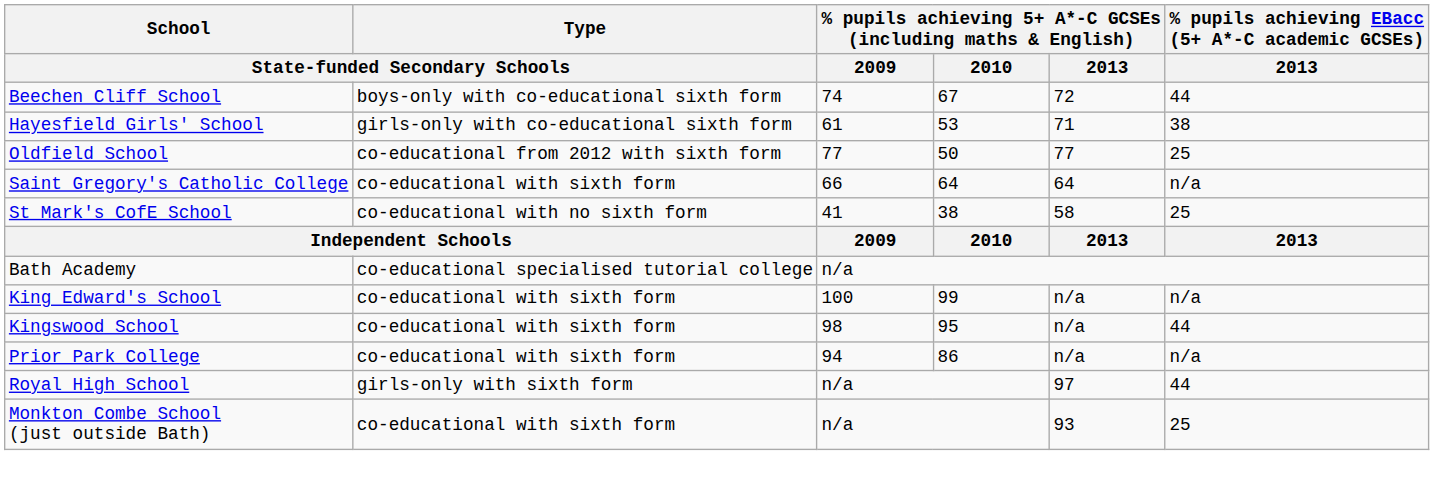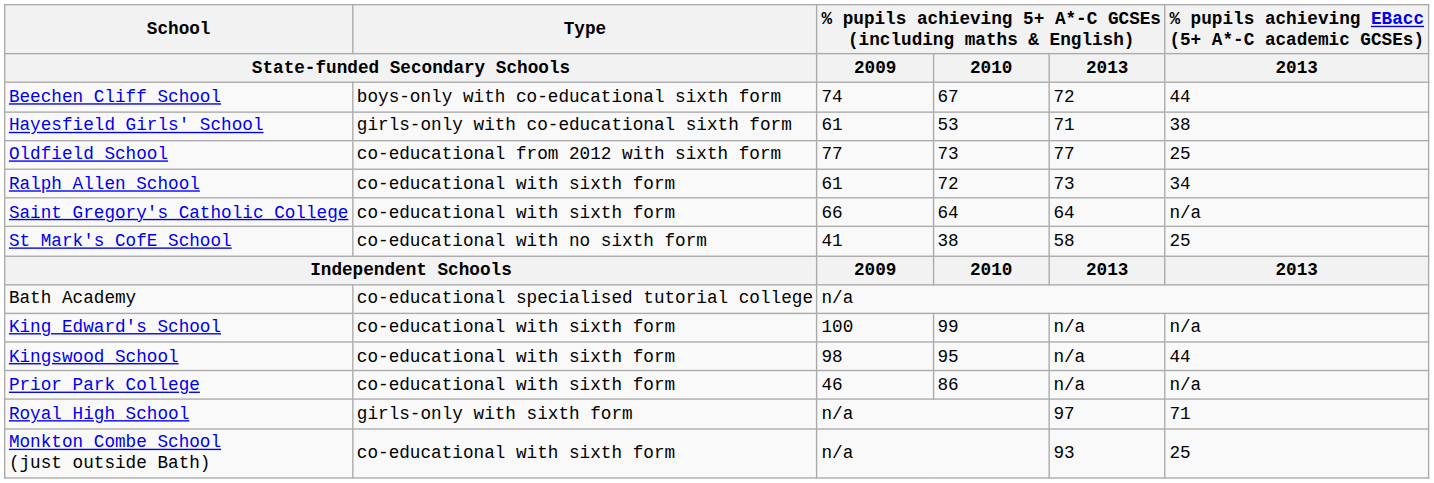(948, 155) 50 -> (948, 155) 73
+ row: (104, 184)
(832, 356) 94 -> (832, 385) 46
(1180, 385) 44 -> (1180, 414) 71
